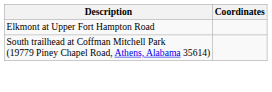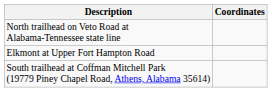+ row: (68, 32)
